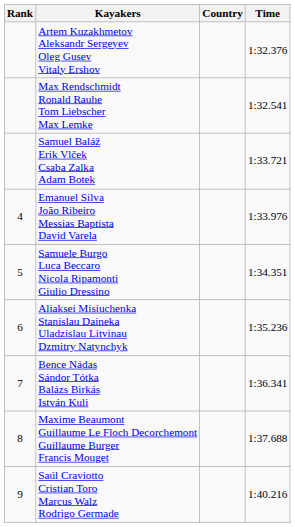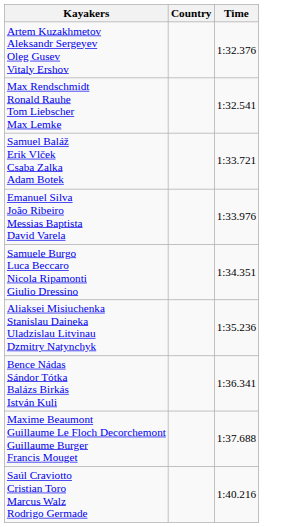- column: (20, 13)
